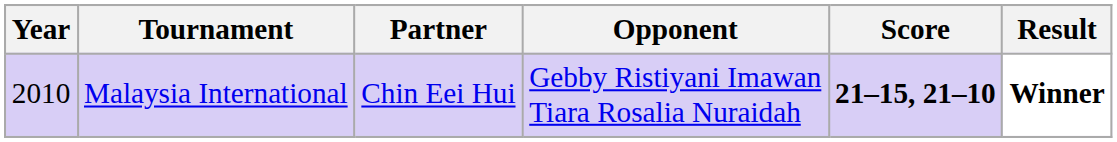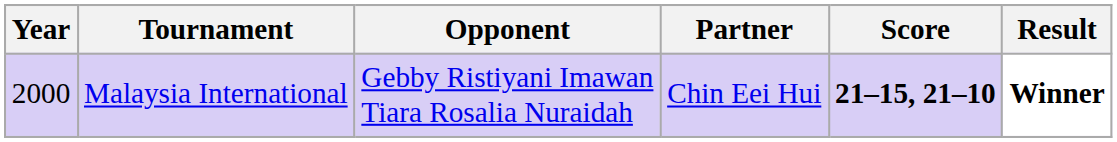columns swapped: (438, 28) <-> (675, 28)
(41, 94) 2010 -> (41, 94) 2000
